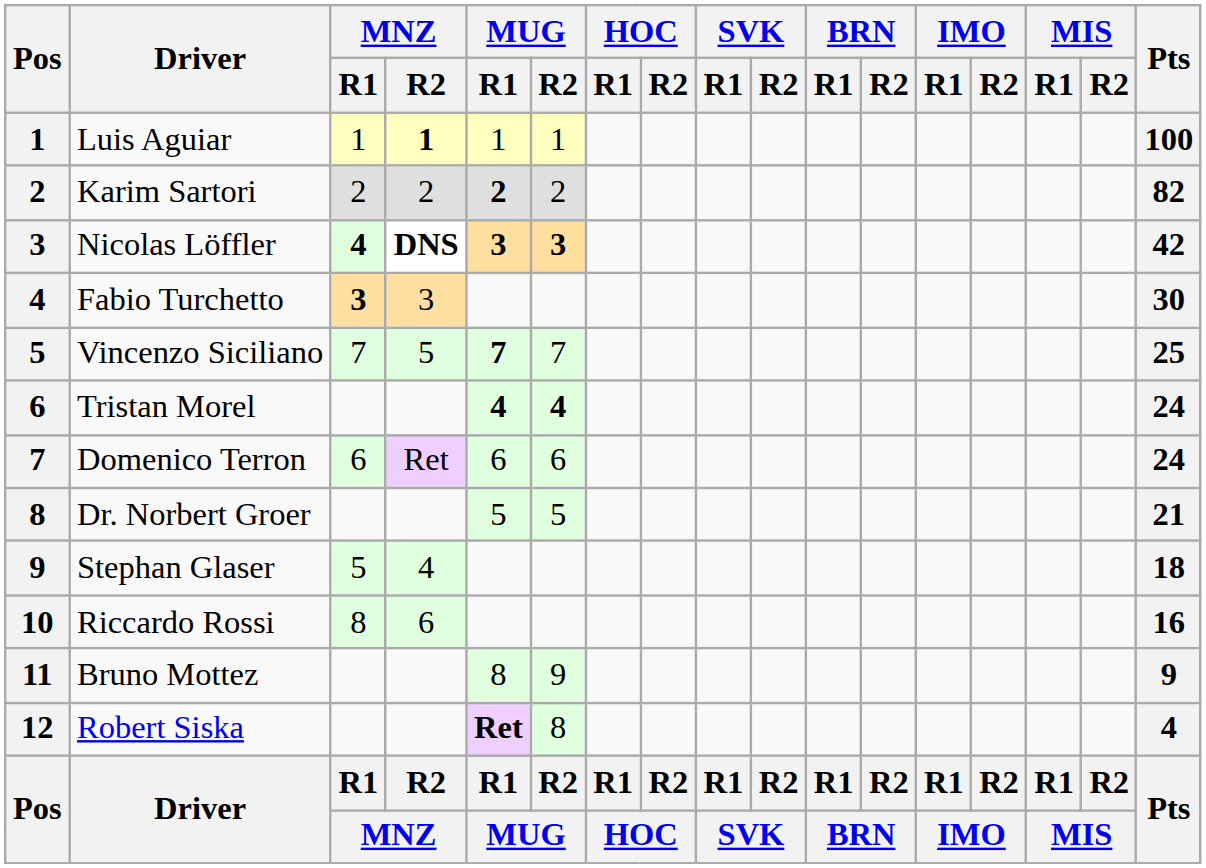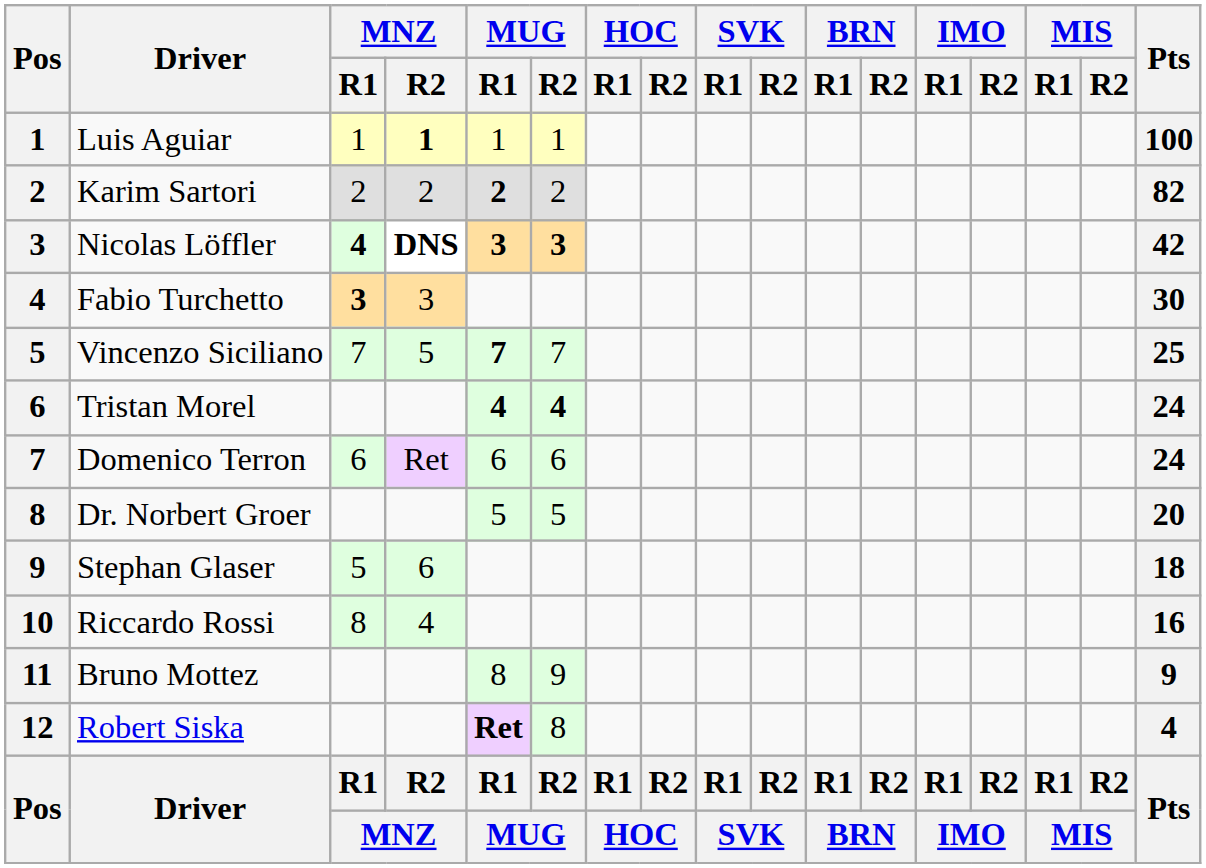(1169, 513) 21 -> (1169, 513) 20
(426, 567) 4 -> (426, 567) 6
(426, 620) 6 -> (426, 620) 4
